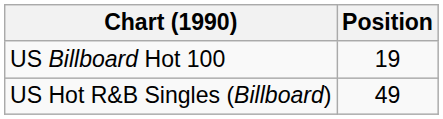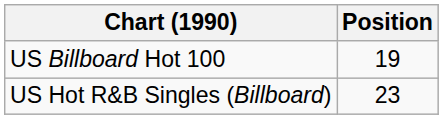(388, 95) 49 -> (388, 95) 23
